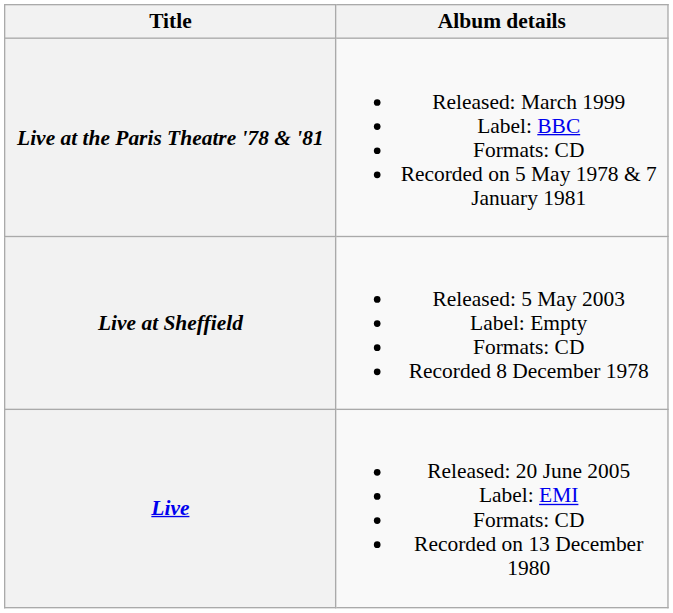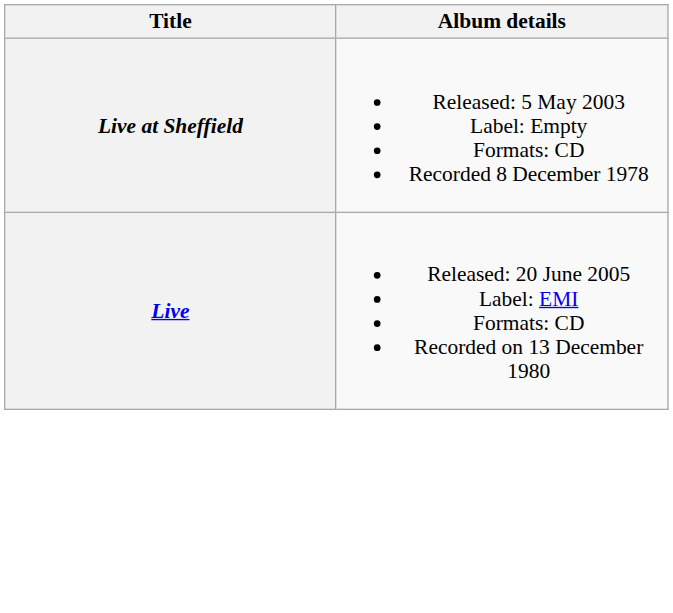- row: (170, 137)
